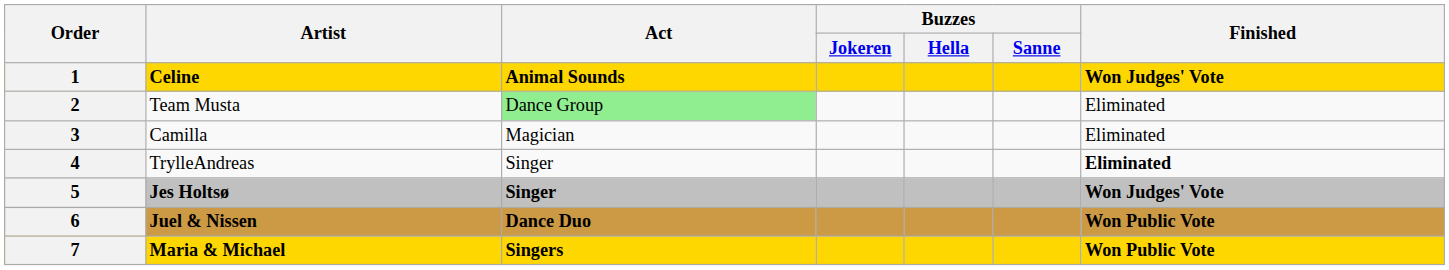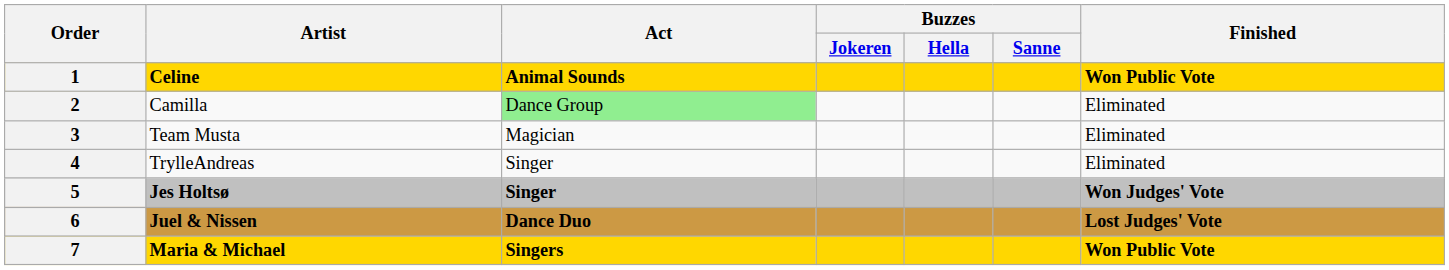(1154, 76) Won Judges' Vote -> (1150, 76) Won Public Vote
(195, 105) Team Musta -> (178, 105) Camilla
(178, 134) Camilla -> (195, 134) Team Musta
(1128, 163) bold -> (1125, 163) normal
(1150, 221) Won Public Vote -> (1153, 221) Lost Judges' Vote
